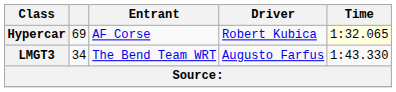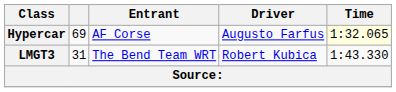(269, 35) Robert Kubica -> (273, 35) Augusto Farfus
(79, 55) 34 -> (79, 55) 31
(273, 55) Augusto Farfus -> (269, 55) Robert Kubica
